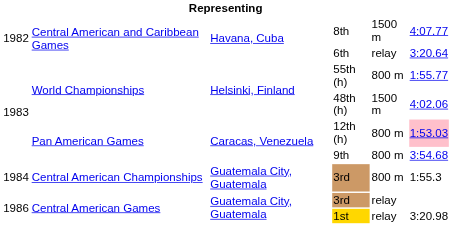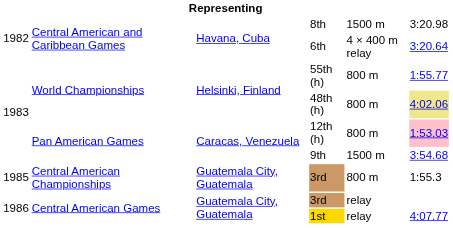(429, 31) 4:07.77 -> (429, 24) 3:20.98
(384, 53) relay -> (372, 46) 4 × 400 m relay
(384, 104) 1500 m -> (362, 104) 800 m
(429, 104) no background -> (429, 104) khaki background
(388, 155) 800 m -> (366, 155) 1500 m
(16, 177) 1984 -> (16, 177) 1985
(429, 216) 3:20.98 -> (429, 216) 4:07.77
